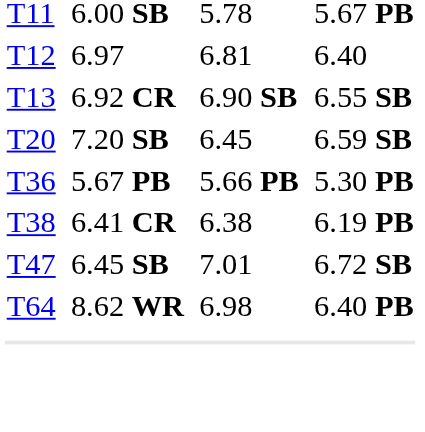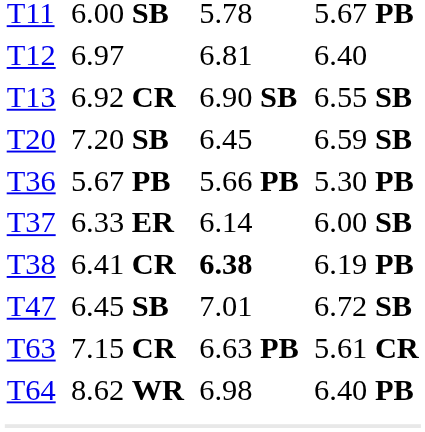+ row: (31, 222)
(226, 222) normal -> (226, 264) bold
+ row: (31, 347)
